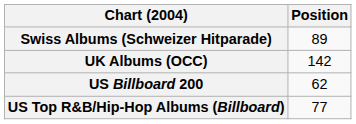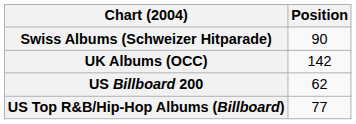(320, 38) 89 -> (320, 38) 90
